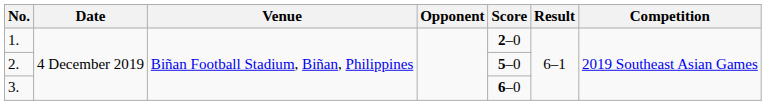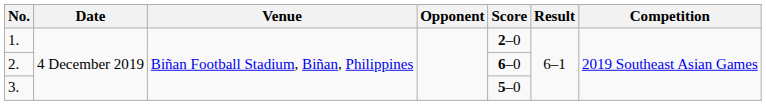(509, 64) 5–0 -> (509, 64) 6–0
(509, 87) 6–0 -> (509, 87) 5–0
